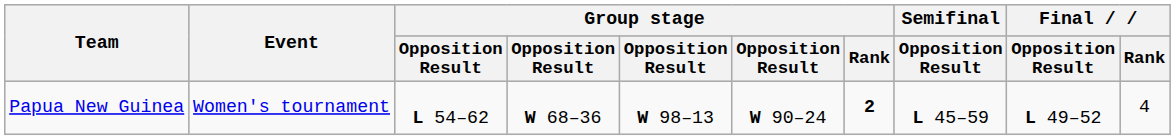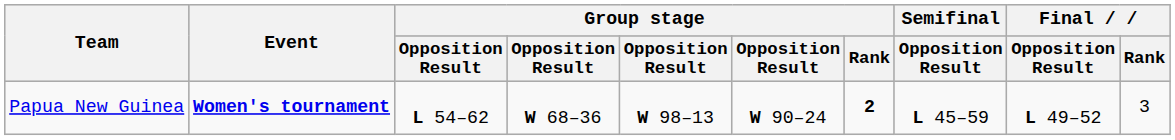(292, 107) normal -> (292, 107) bold
(1145, 107) 4 -> (1145, 107) 3
